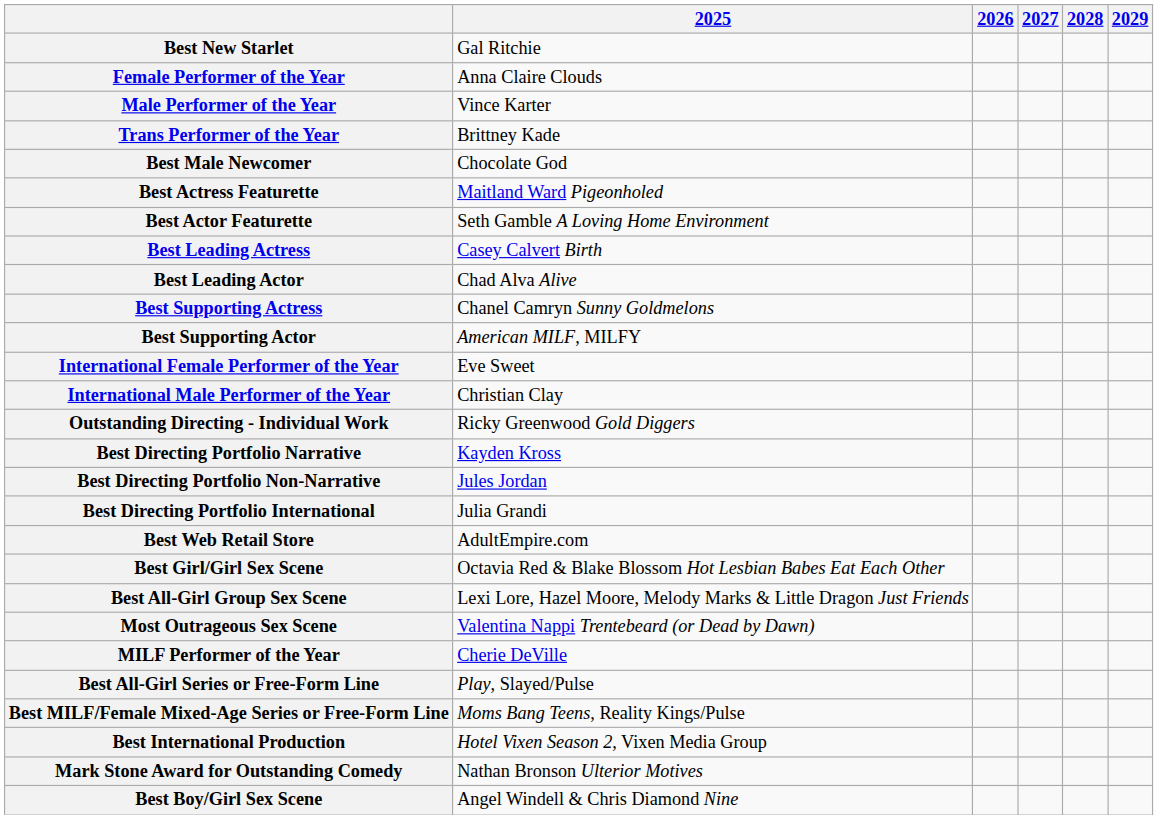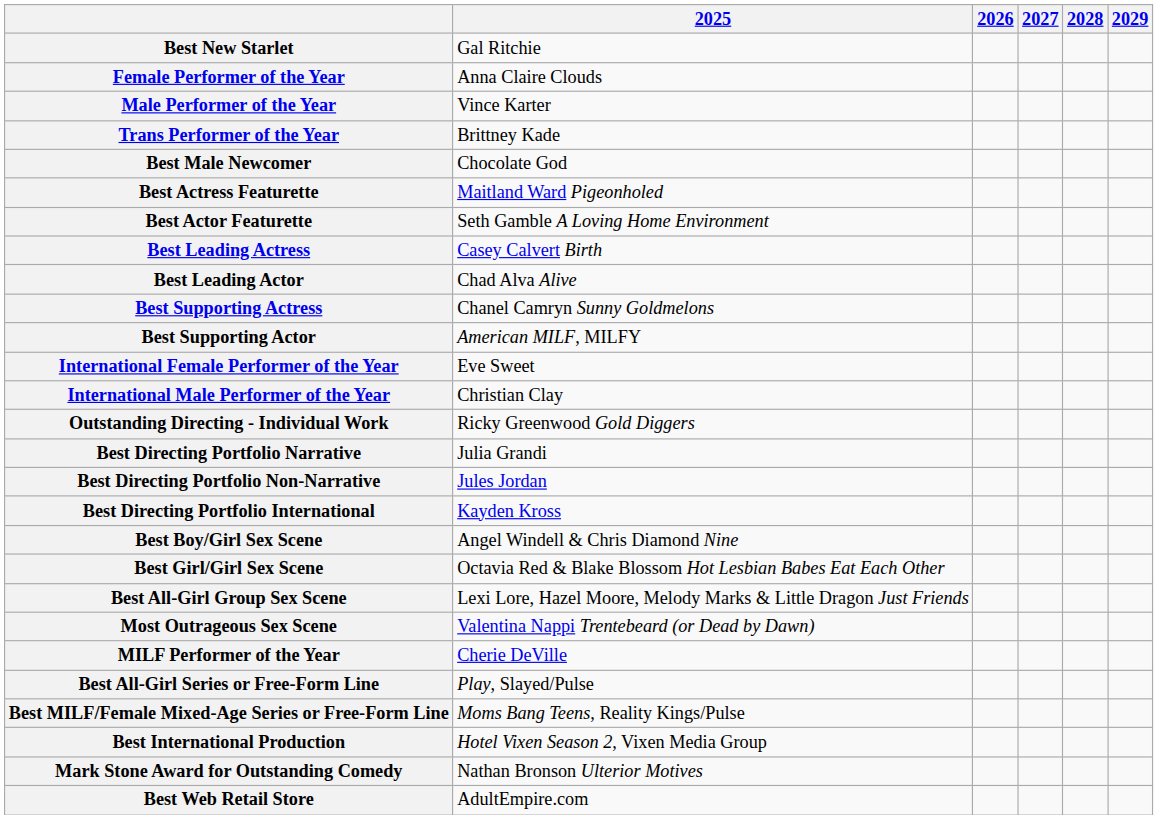(509, 452) Kayden Kross -> (502, 452) Julia Grandi
(502, 510) Julia Grandi -> (509, 510) Kayden Kross
rows swapped: (229, 800) <-> (229, 539)
